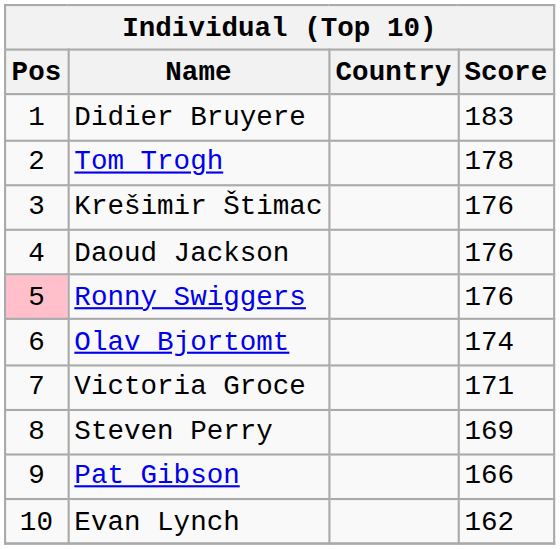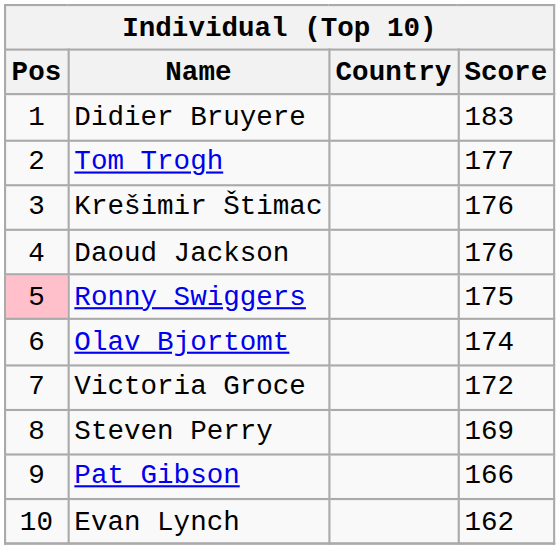(489, 162) 178 -> (489, 162) 177
(489, 297) 176 -> (489, 297) 175
(489, 387) 171 -> (489, 387) 172
